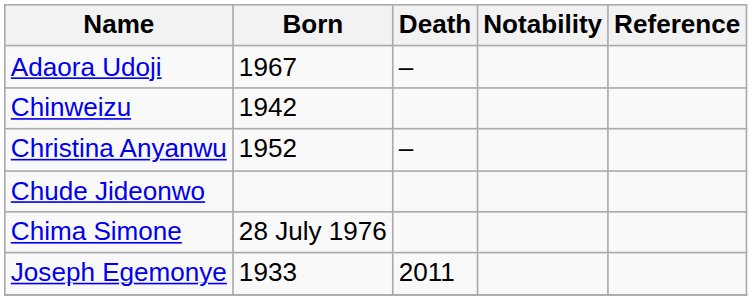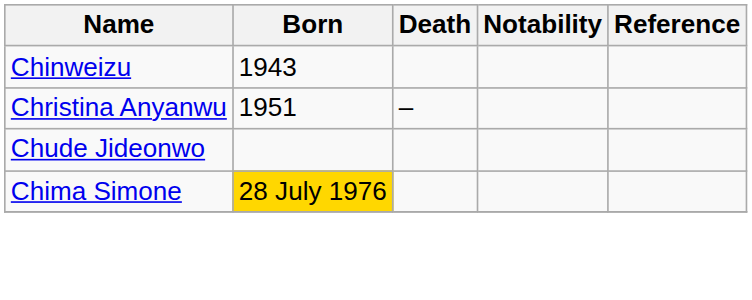- row: (86, 66)
(268, 107) 1942 -> (268, 66) 1943
(268, 149) 1952 -> (268, 107) 1951
(313, 231) no background -> (313, 190) gold background
- row: (119, 273)
